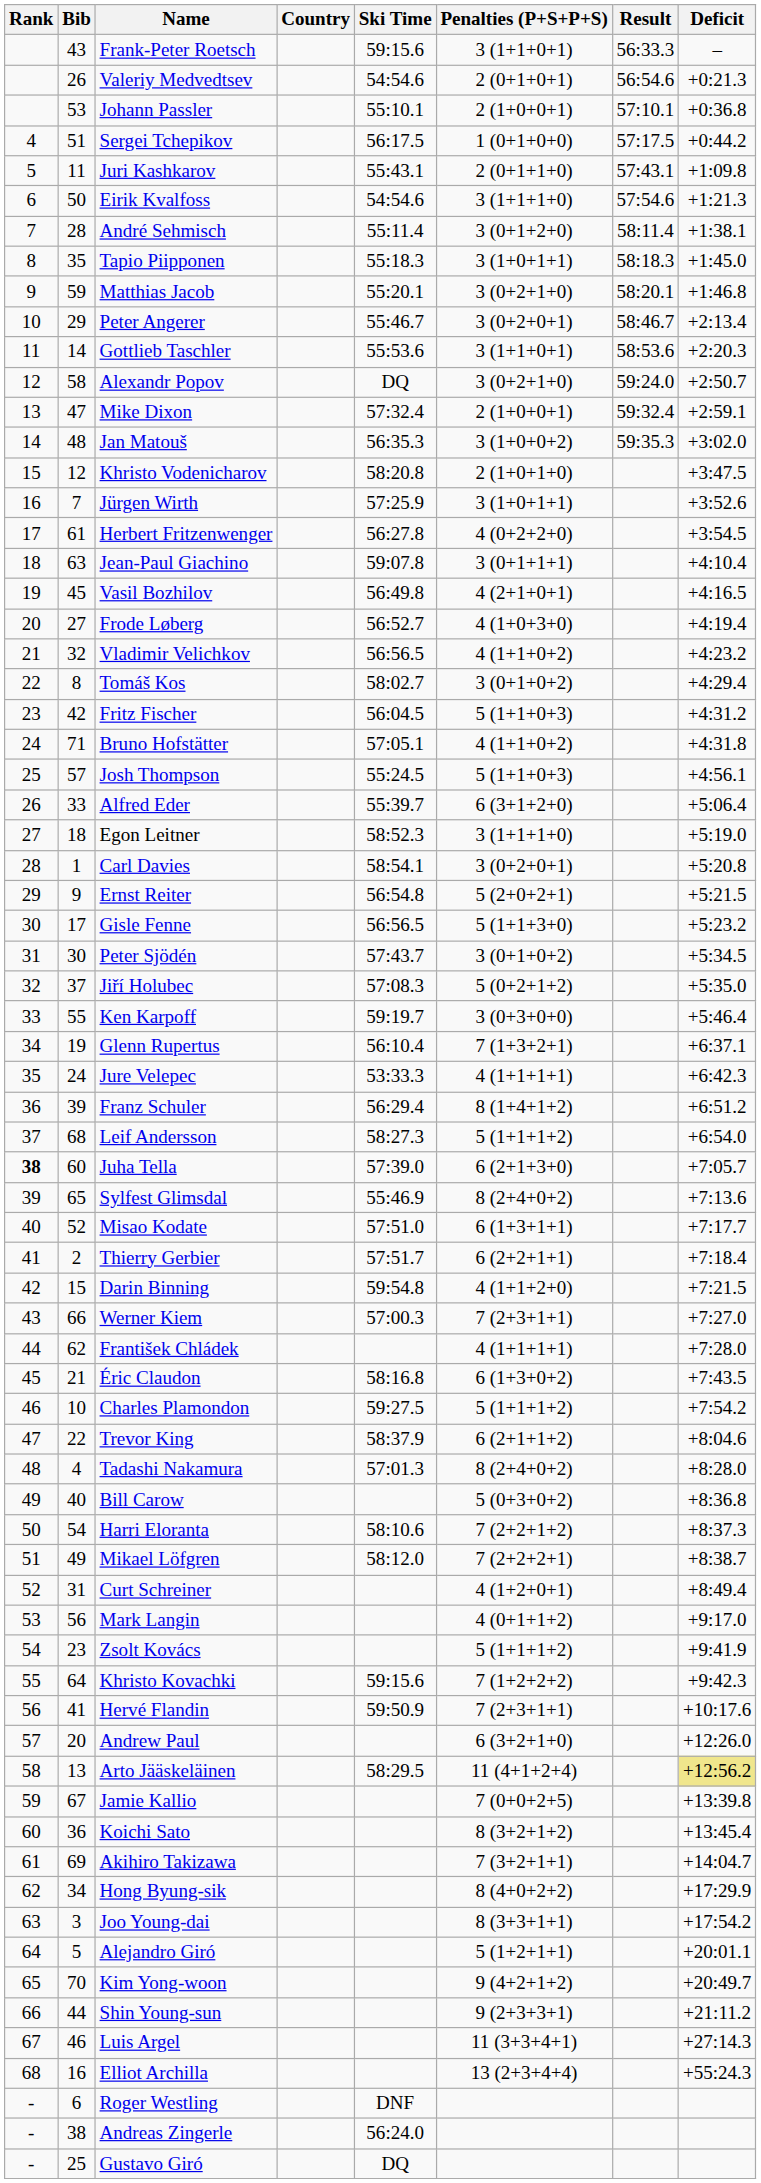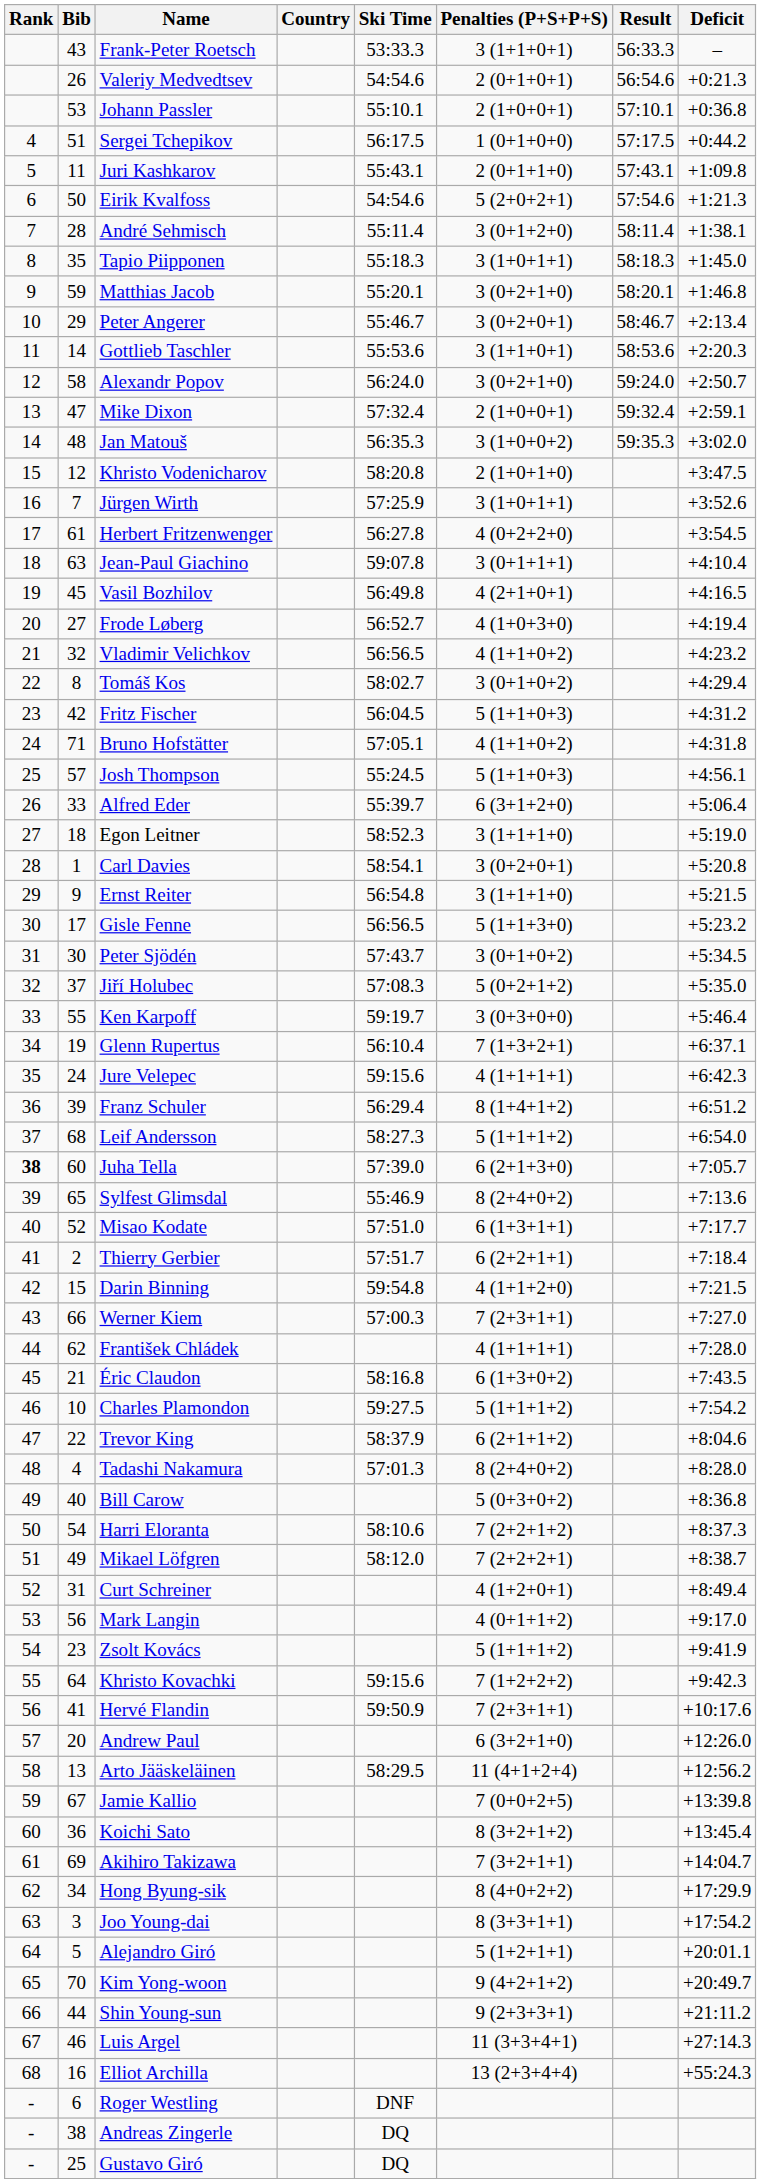(395, 49) 59:15.6 -> (395, 49) 53:33.3
(524, 200) 3 (1+1+1+0) -> (524, 200) 5 (2+0+2+1)
(395, 381) DQ -> (395, 381) 56:24.0
(524, 895) 5 (2+0+2+1) -> (524, 895) 3 (1+1+1+0)
(395, 1076) 53:33.3 -> (395, 1076) 59:15.6
(717, 1770) khaki background -> (717, 1770) no background
(395, 2133) 56:24.0 -> (395, 2133) DQ
